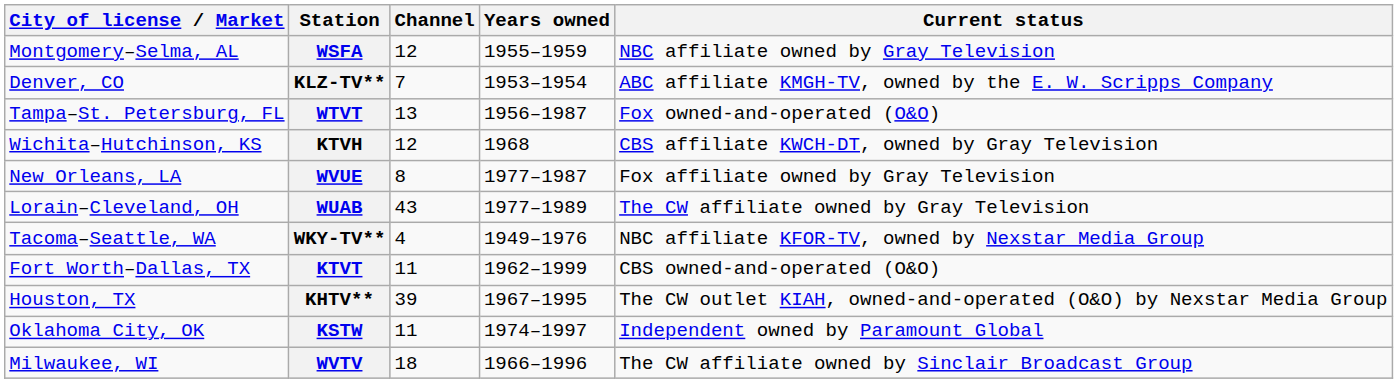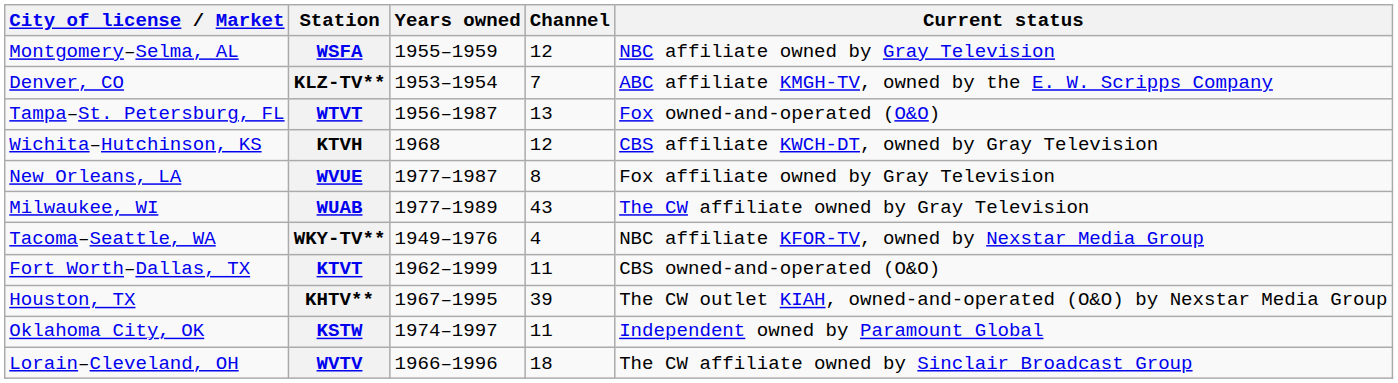columns swapped: (435, 20) <-> (547, 20)
(124, 207) Lorain–Cleveland, OH -> (84, 207) Milwaukee, WI
(84, 363) Milwaukee, WI -> (124, 363) Lorain–Cleveland, OH
